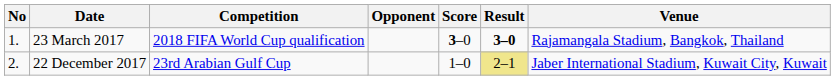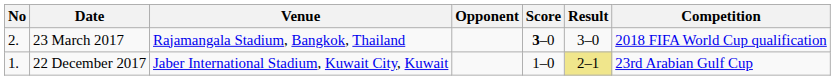columns swapped: (679, 16) <-> (259, 16)
(13, 39) 1. -> (13, 39) 2.
(504, 39) bold -> (588, 39) normal
(13, 63) 2. -> (13, 63) 1.
